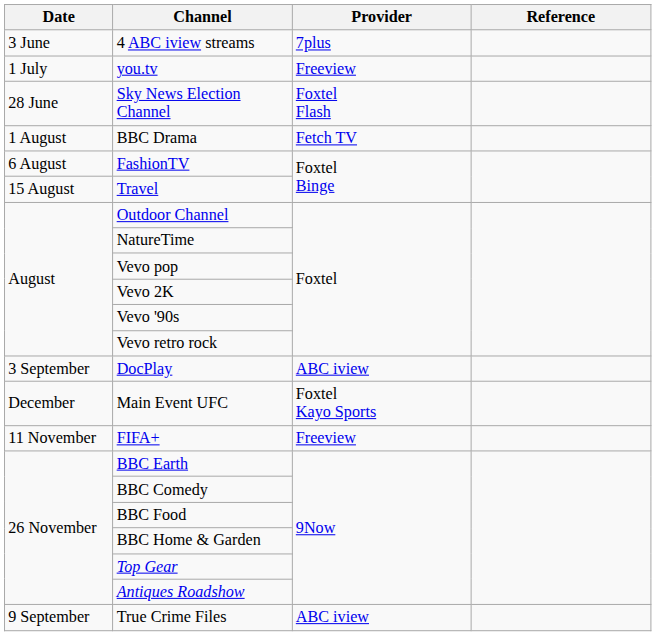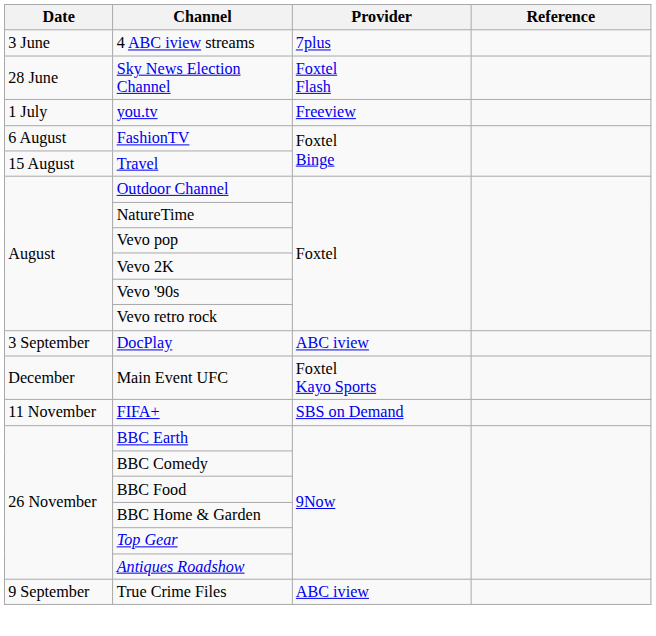rows swapped: (179, 103) <-> (137, 68)
- row: (157, 138)
(326, 438) Freeview -> (350, 412) SBS on Demand
